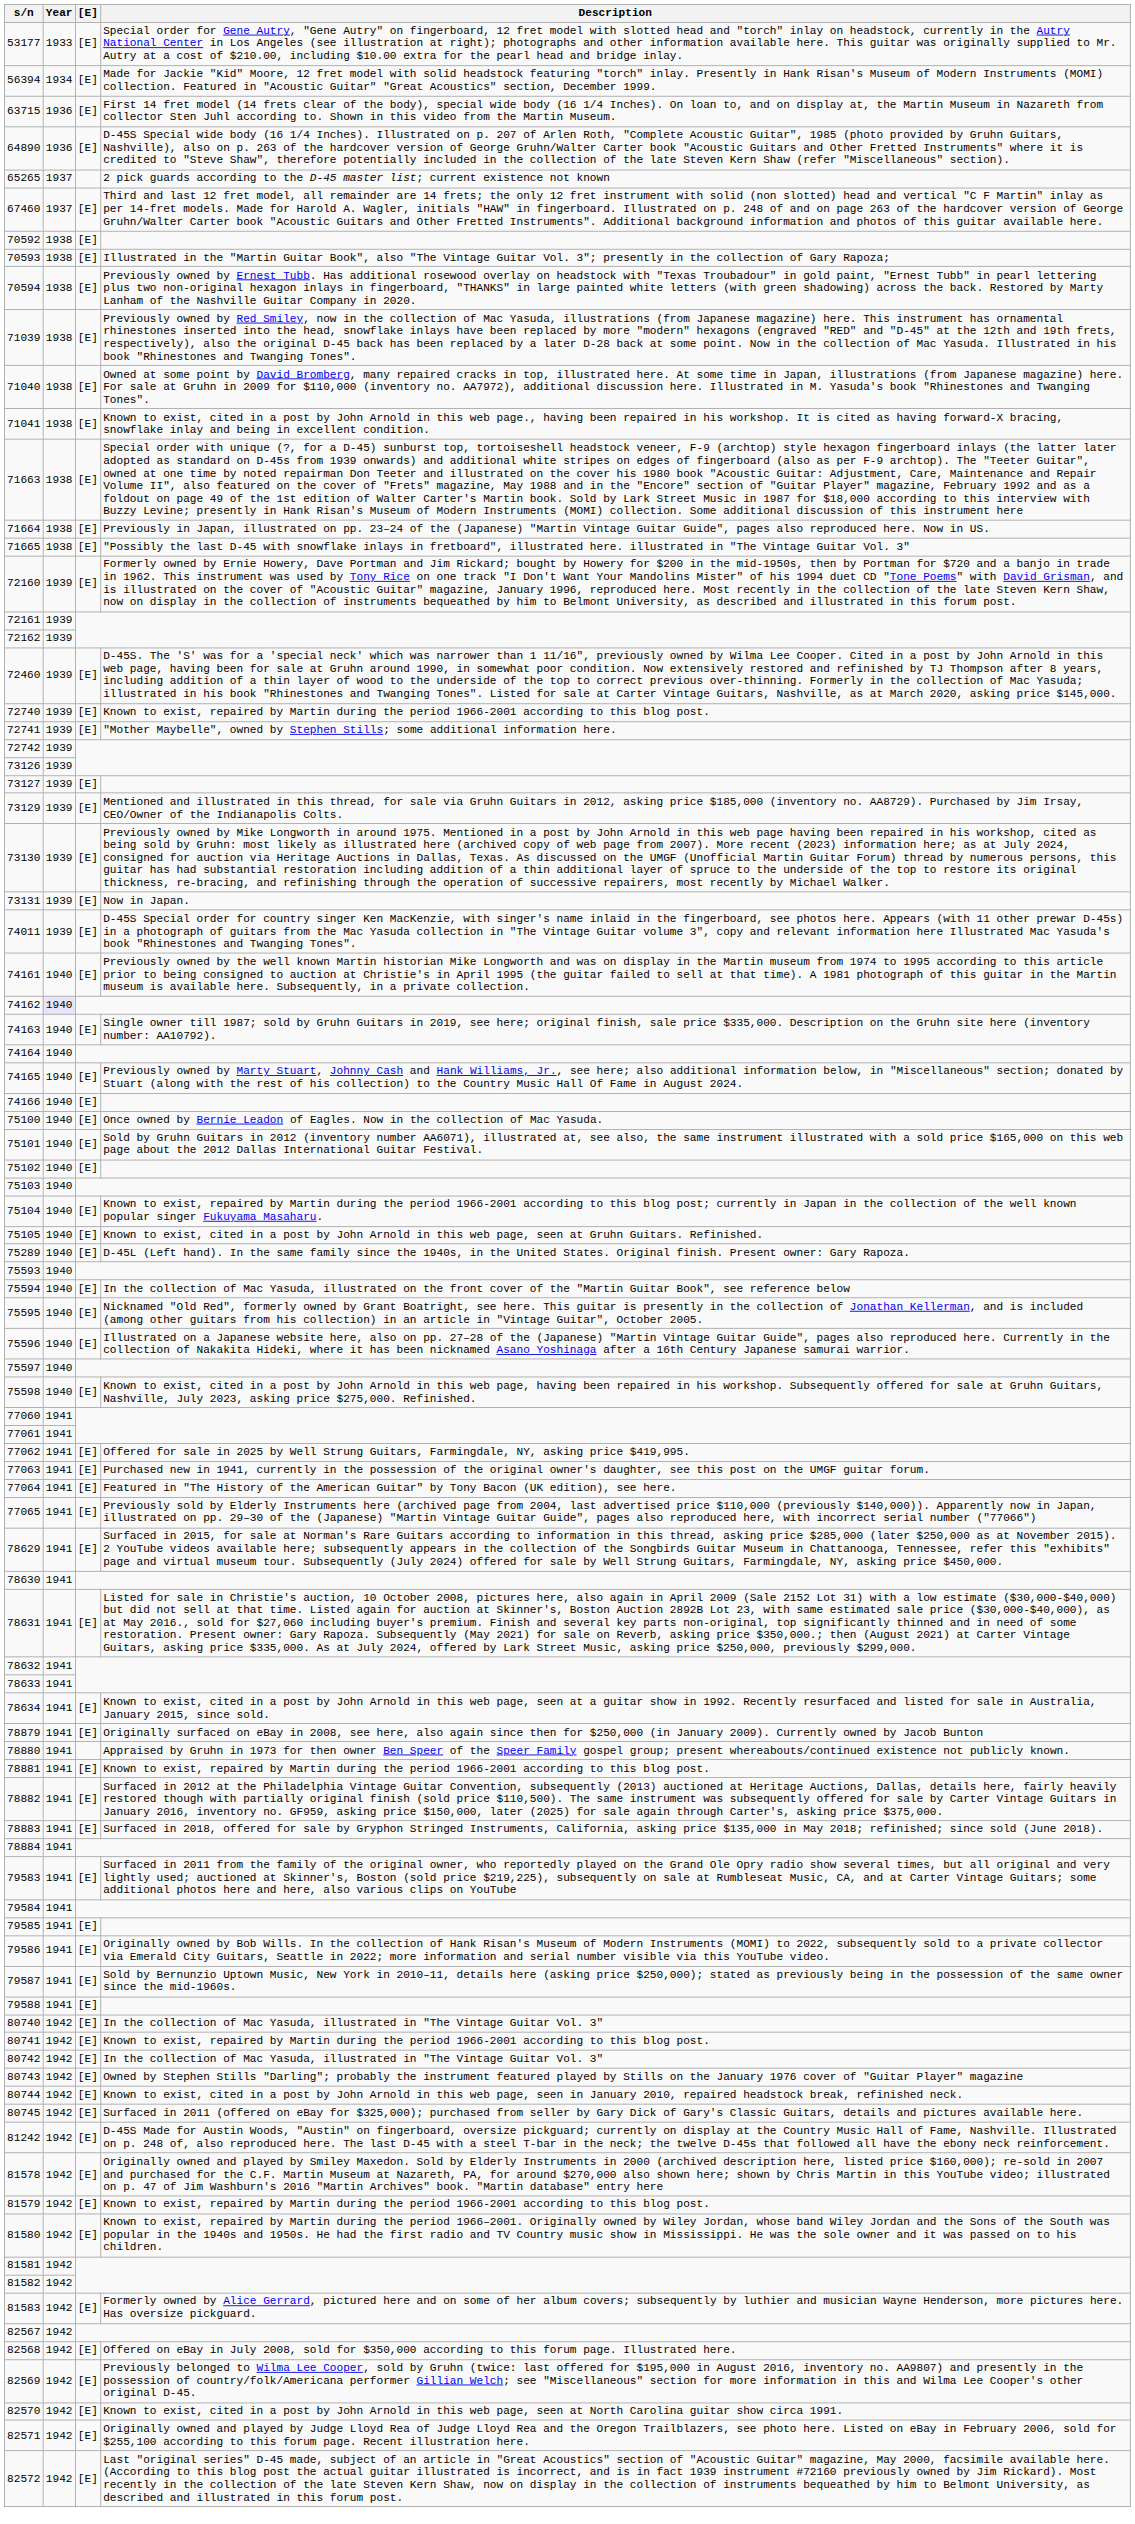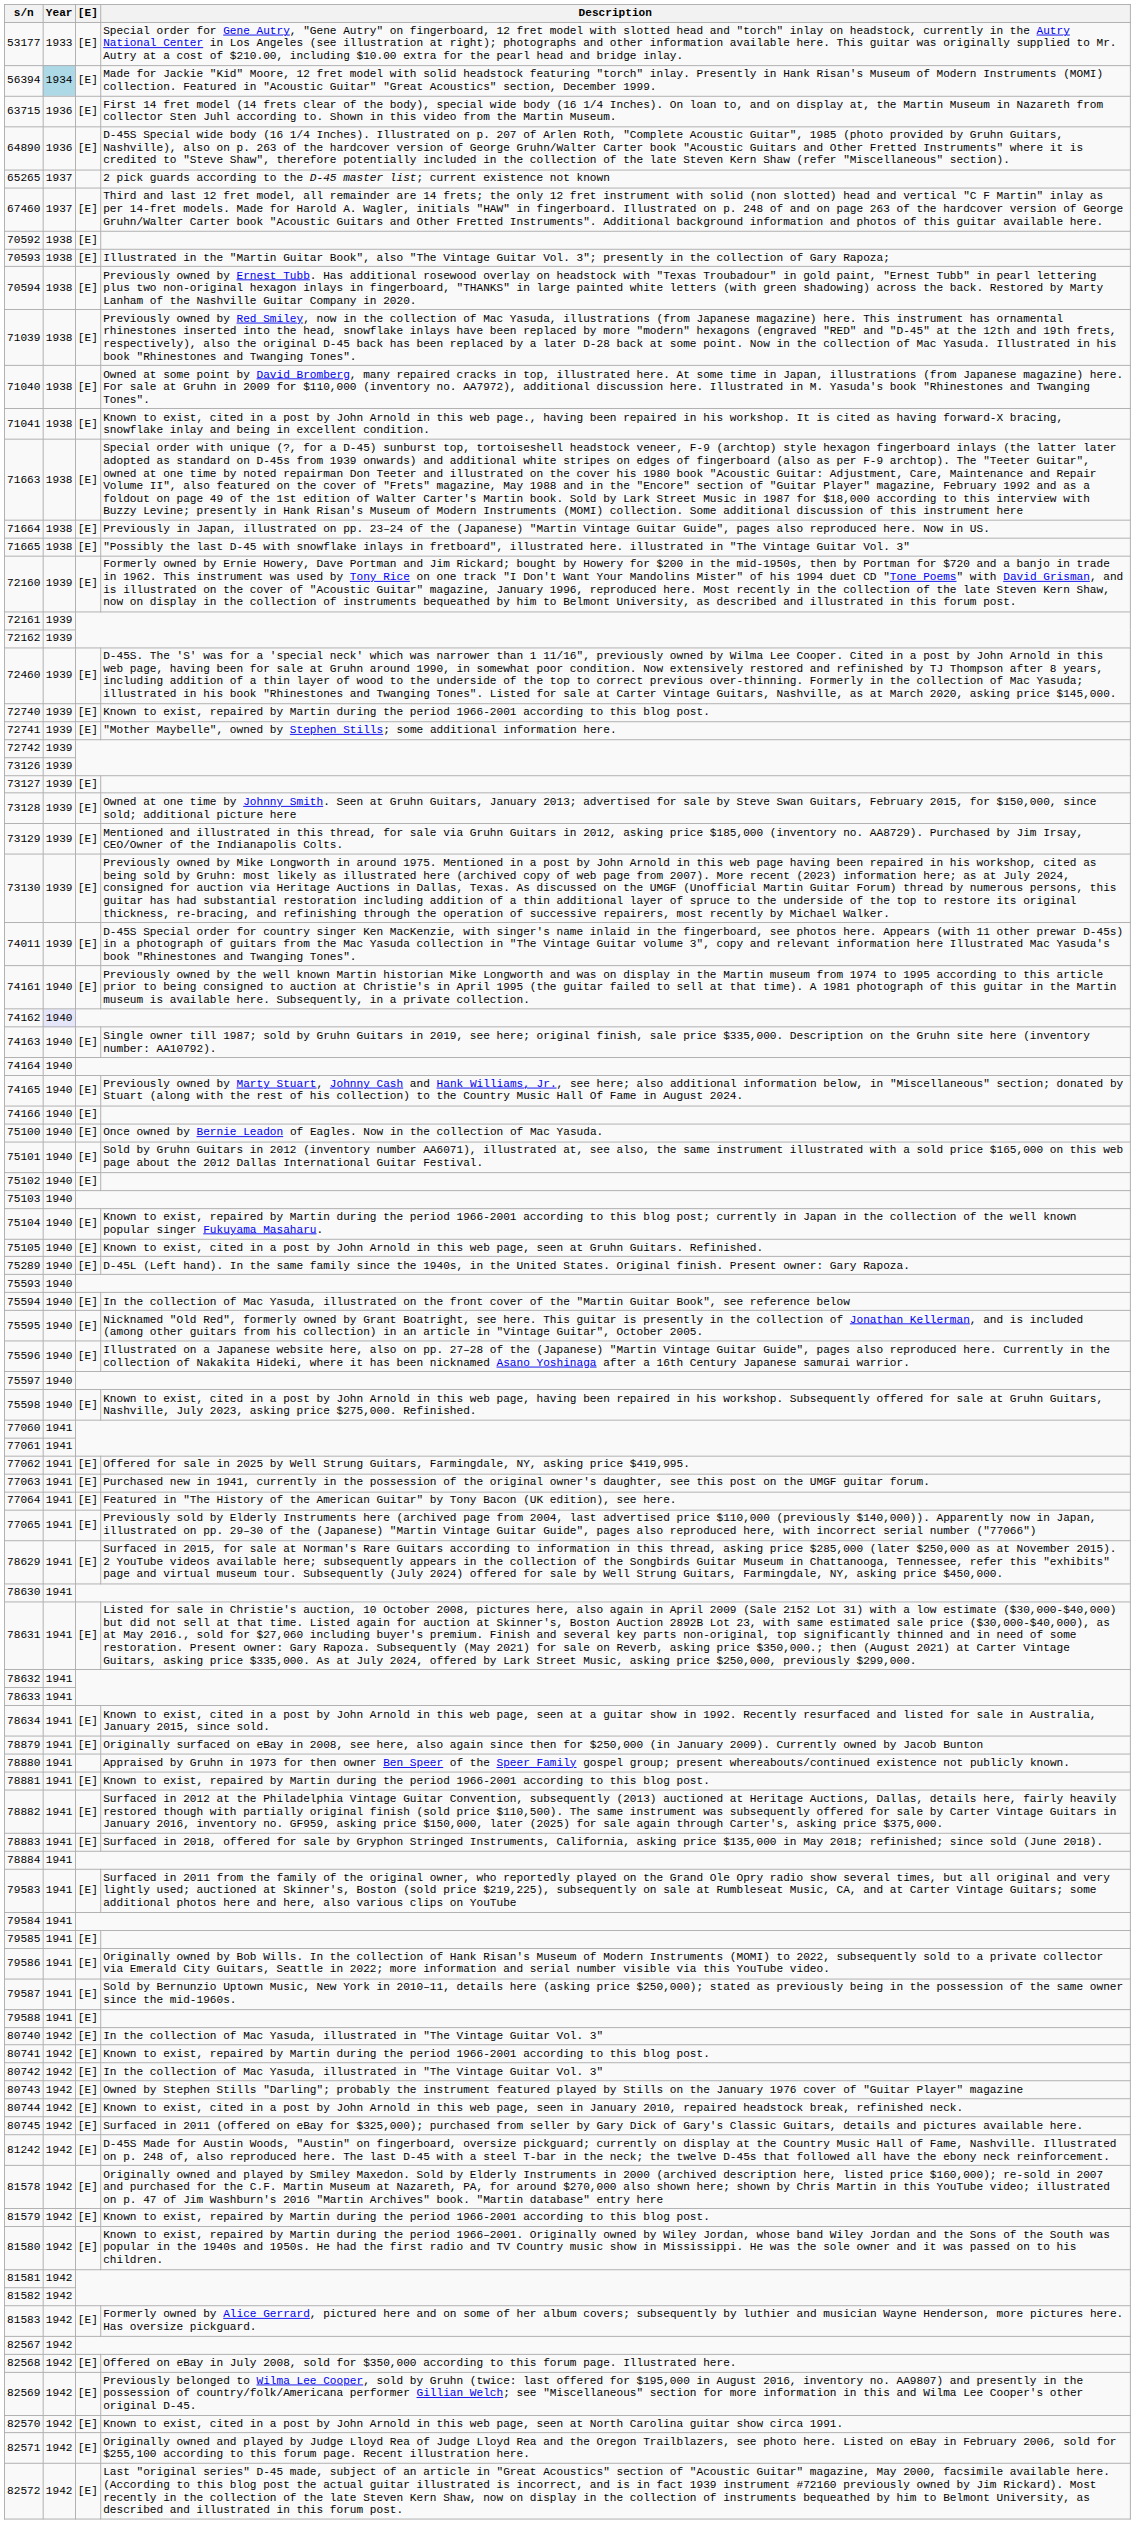(59, 81) no background -> (59, 81) lightblue background
+ row: (24, 809)
- row: (24, 901)
